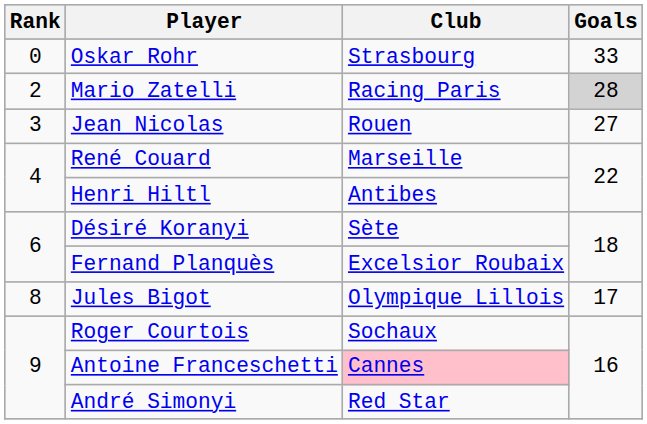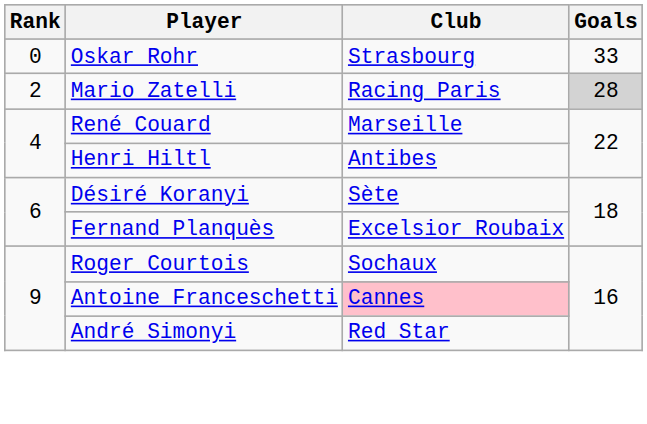- row: (147, 126)
- row: (141, 298)
